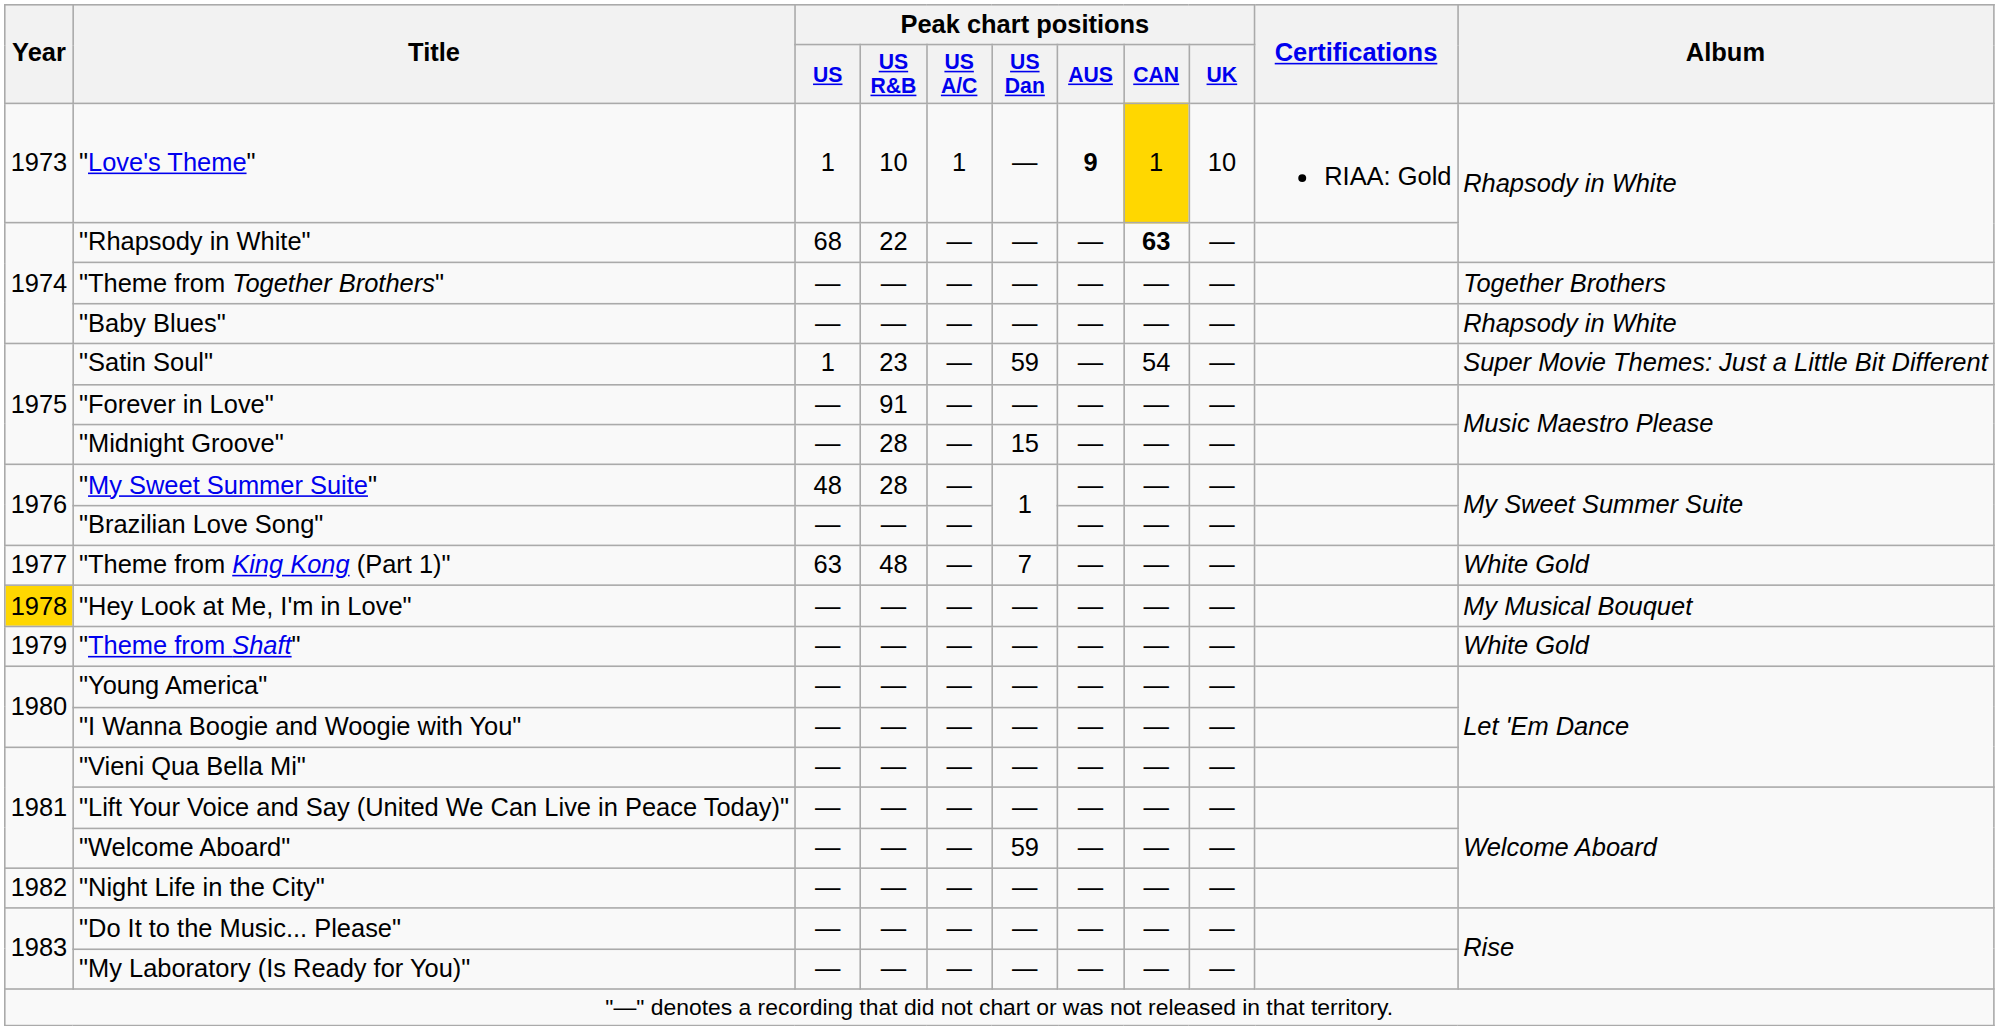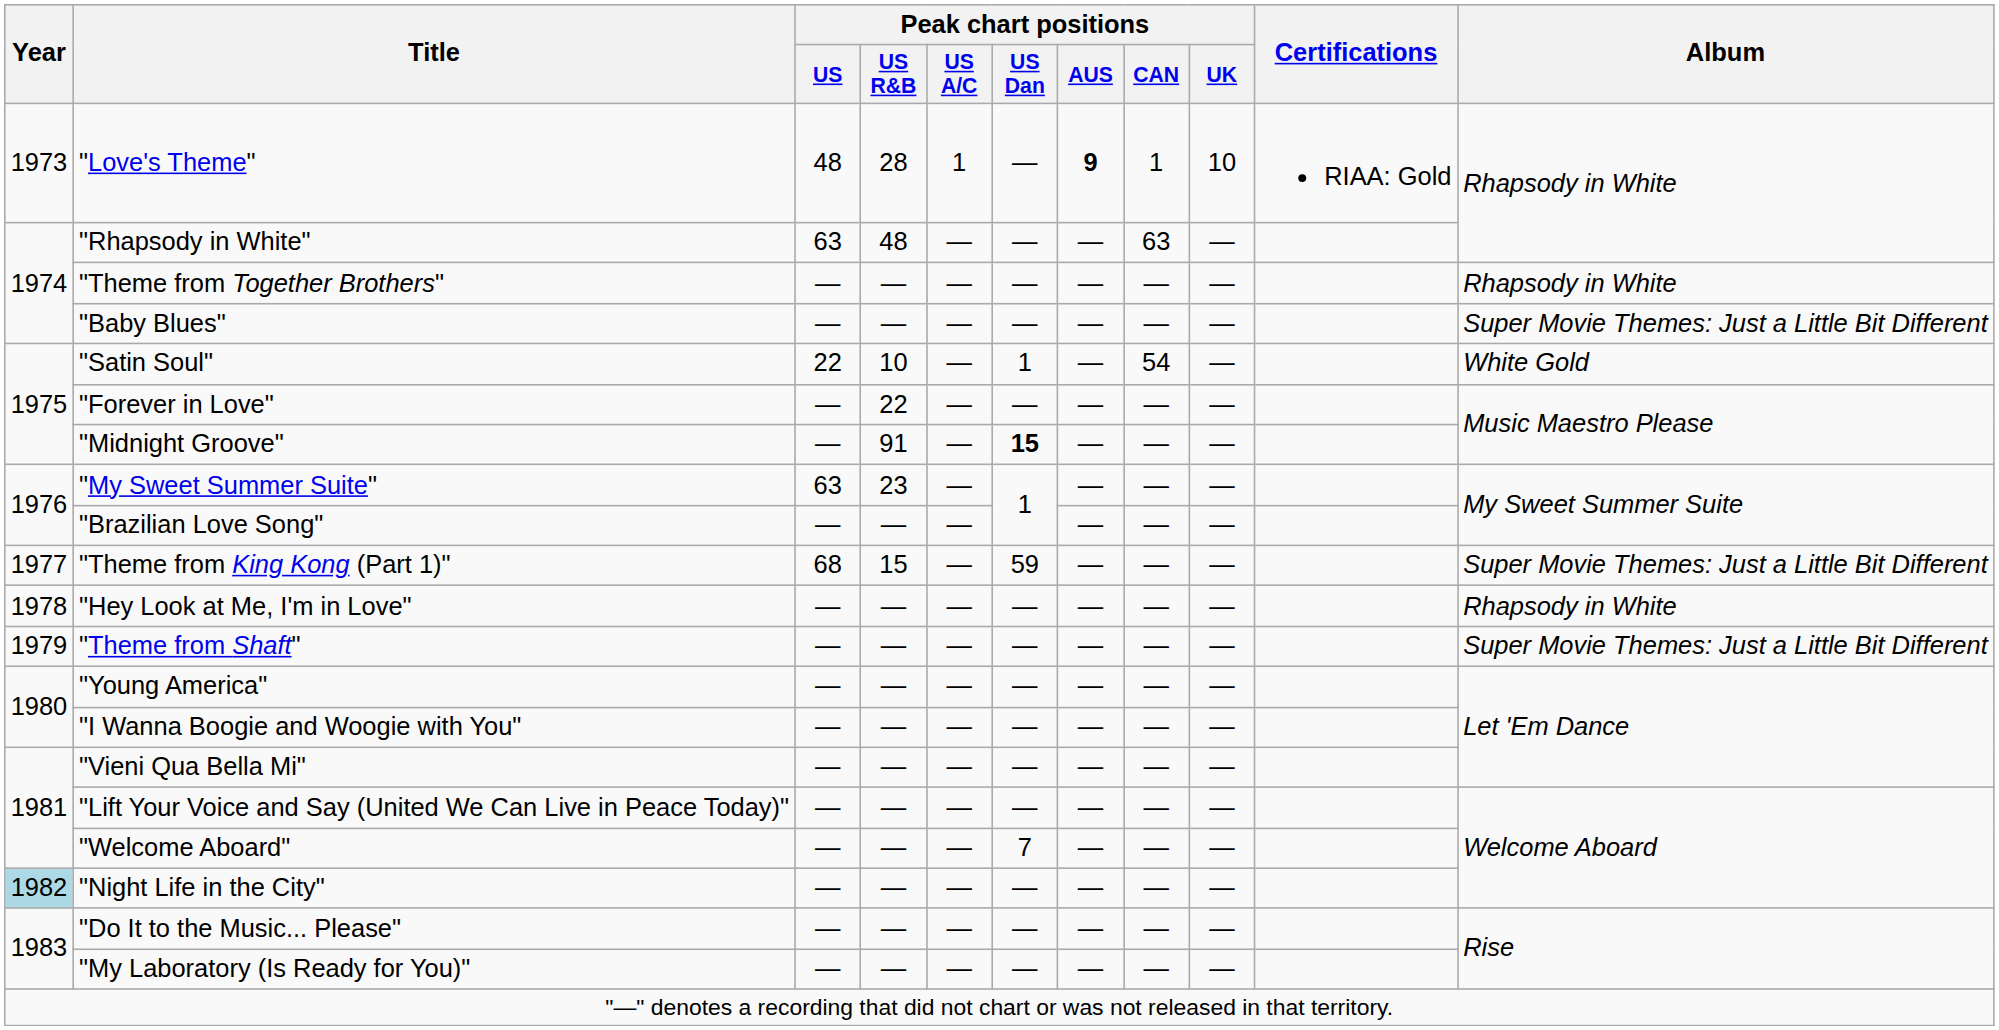(828, 162) 1 -> (828, 162) 48
(893, 162) 10 -> (893, 162) 28
(1156, 162) gold background -> (1156, 162) no background
(828, 242) 68 -> (828, 242) 63
(893, 242) 22 -> (893, 242) 48
(1156, 242) bold -> (1156, 242) normal
(1565, 282) Together Brothers -> (1570, 282) Rhapsody in White
(1570, 323) Rhapsody in White -> (1725, 323) Super Movie Themes: Just a Little Bit Different
(828, 363) 1 -> (828, 363) 22
(893, 363) 23 -> (893, 363) 10
(1025, 363) 59 -> (1025, 363) 1
(1725, 363) Super Movie Themes: Just a Little Bit Different -> (1526, 363) White Gold
(893, 403) 91 -> (893, 403) 22
(893, 444) 28 -> (893, 444) 91
(1025, 444) normal -> (1025, 444) bold
(828, 484) 48 -> (828, 484) 63
(893, 484) 28 -> (893, 484) 23
(828, 565) 63 -> (828, 565) 68
(893, 565) 48 -> (893, 565) 15
(1025, 565) 7 -> (1025, 565) 59
(1526, 565) White Gold -> (1725, 565) Super Movie Themes: Just a Little Bit Different
(39, 605) gold background -> (39, 605) no background
(1578, 605) My Musical Bouquet -> (1570, 605) Rhapsody in White
(1526, 646) White Gold -> (1725, 646) Super Movie Themes: Just a Little Bit Different
(1025, 847) 59 -> (1025, 847) 7
(39, 888) no background -> (39, 888) lightblue background
